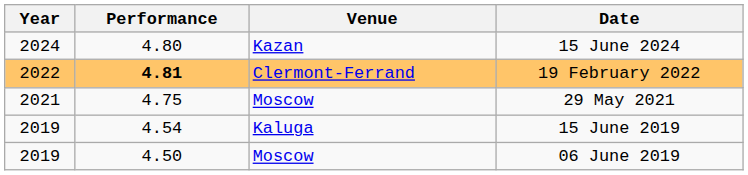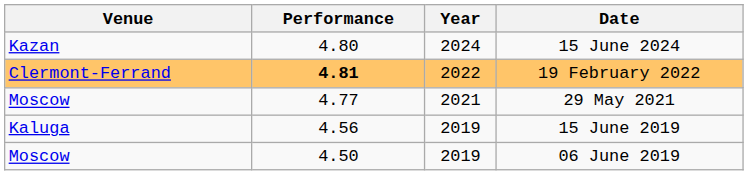columns swapped: (40, 18) <-> (372, 18)
(162, 101) 4.75 -> (338, 101) 4.77
(162, 129) 4.54 -> (338, 129) 4.56
